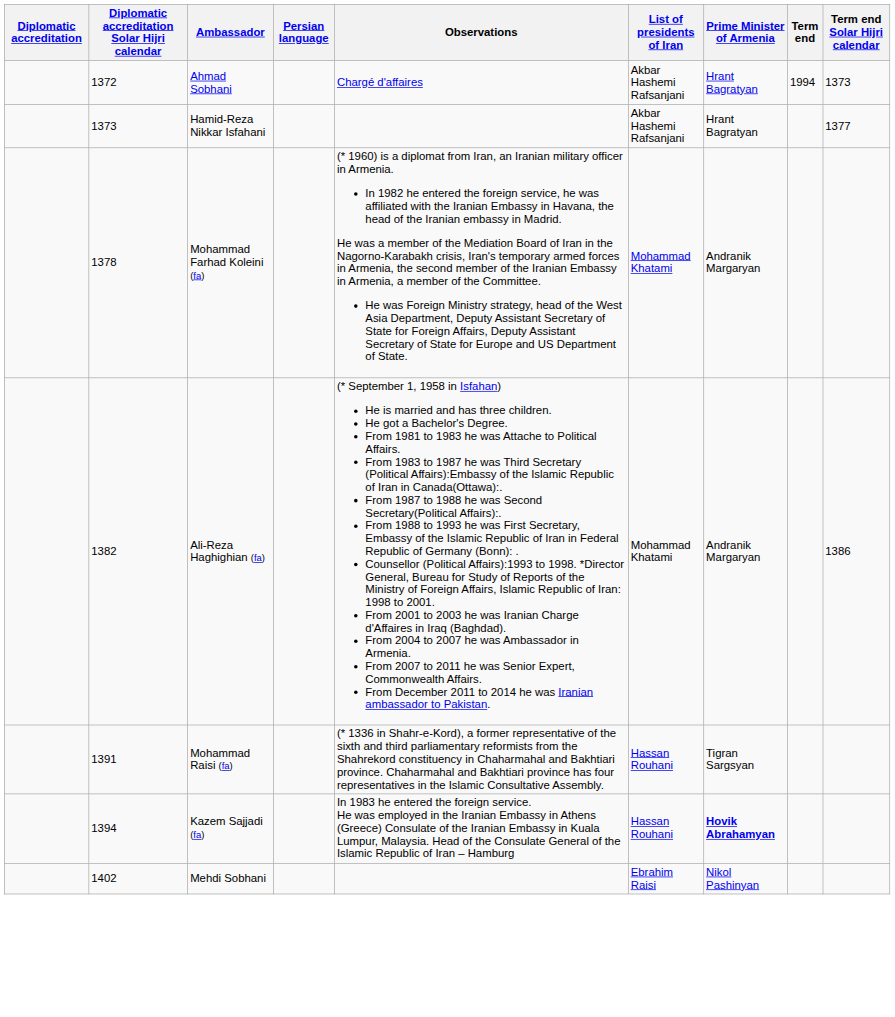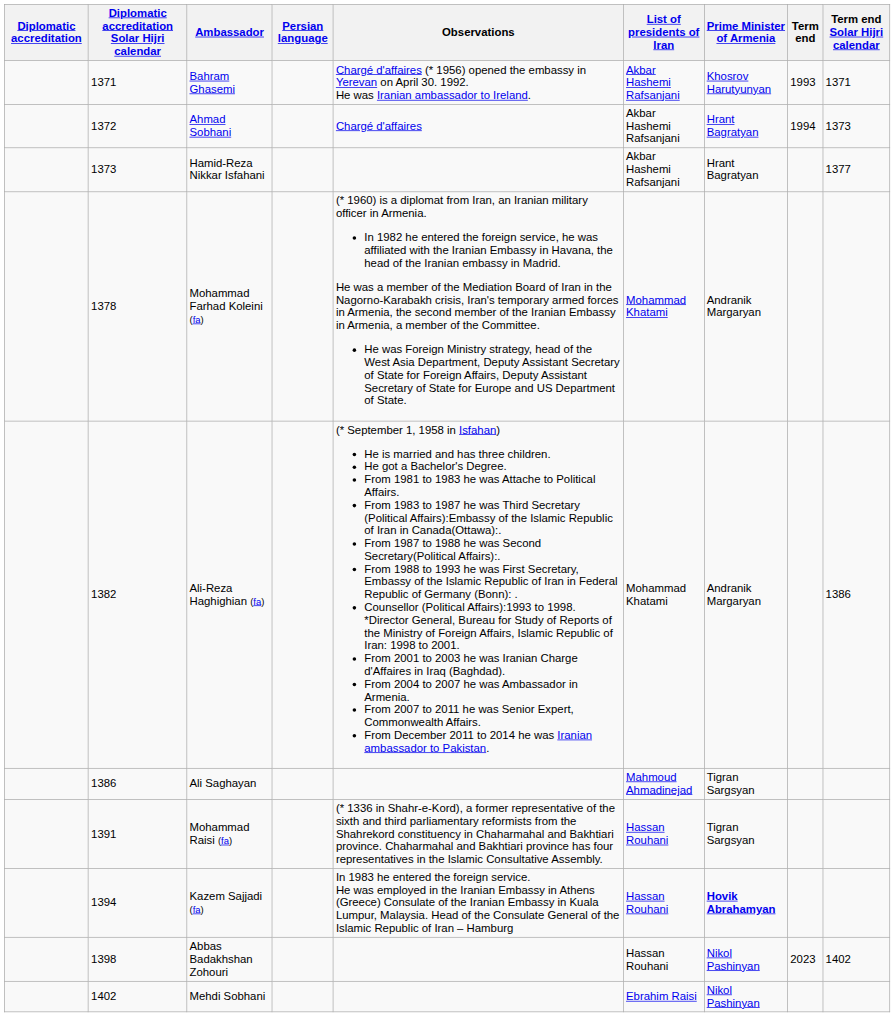+ row: (212, 82)
+ row: (223, 784)
+ row: (221, 959)
